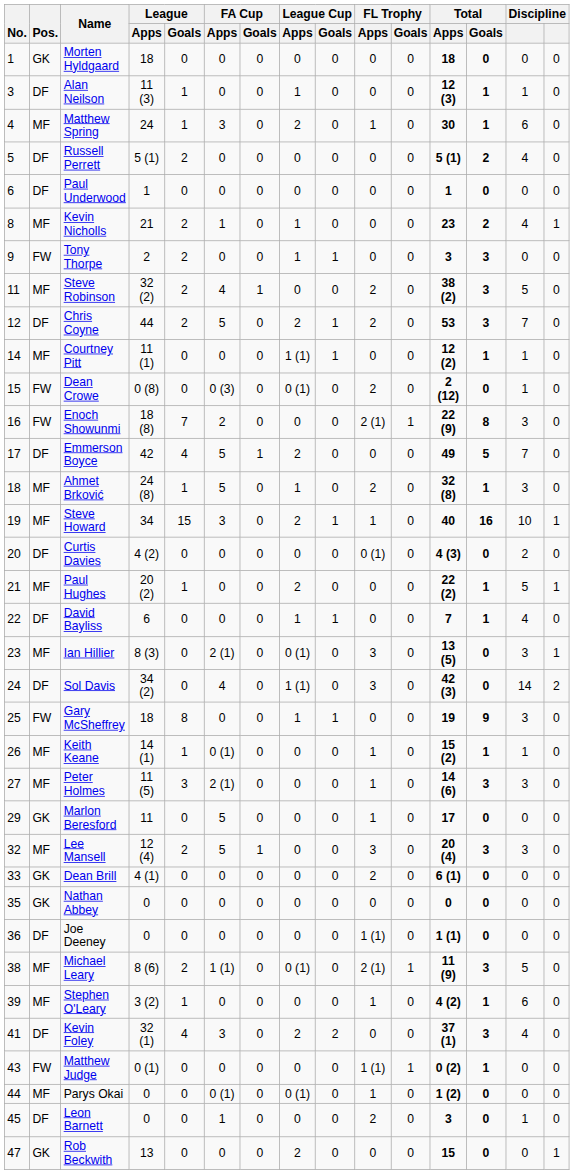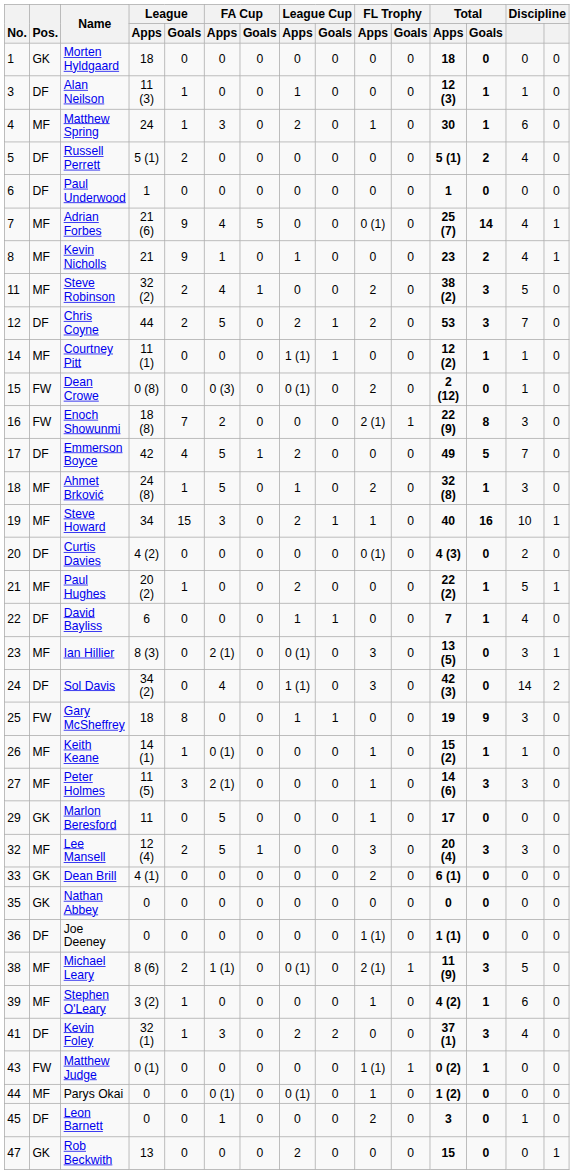+ row: (83, 224)
(184, 224) 2 -> (184, 257) 9
- row: (83, 257)
(184, 1034) 4 -> (184, 1034) 1
